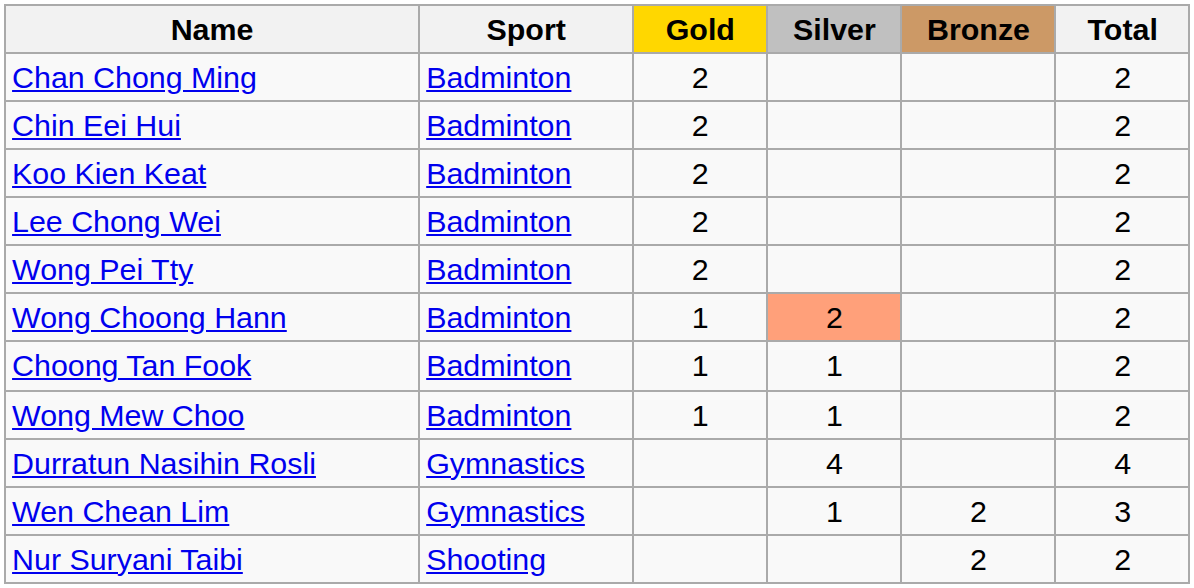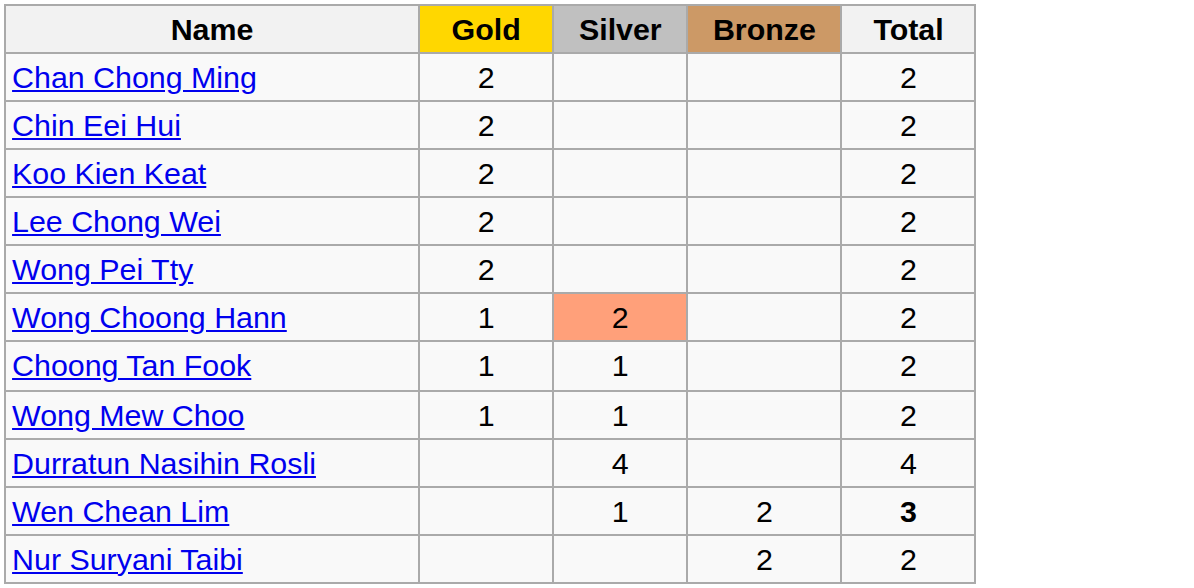- column: (526, 29)
(1123, 510) normal -> (909, 510) bold
